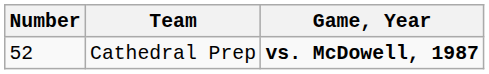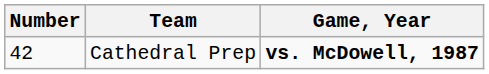(21, 53) 52 -> (21, 53) 42
